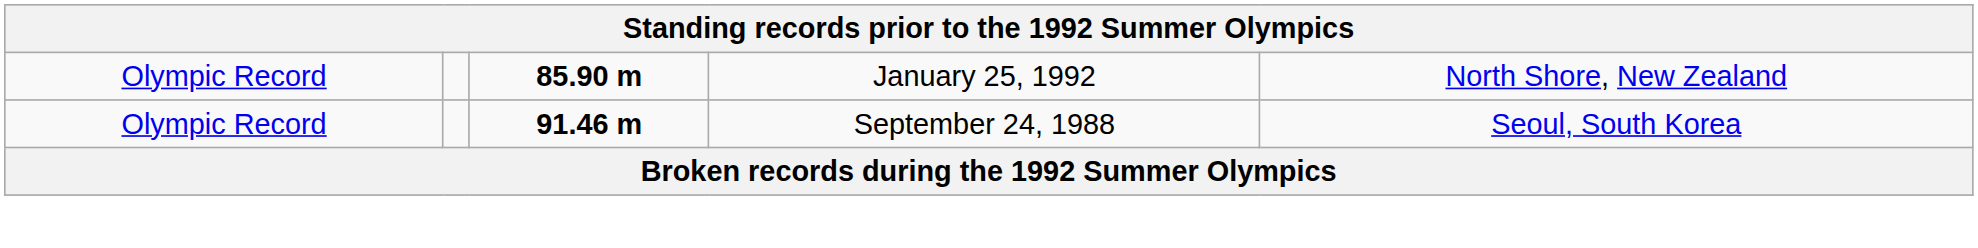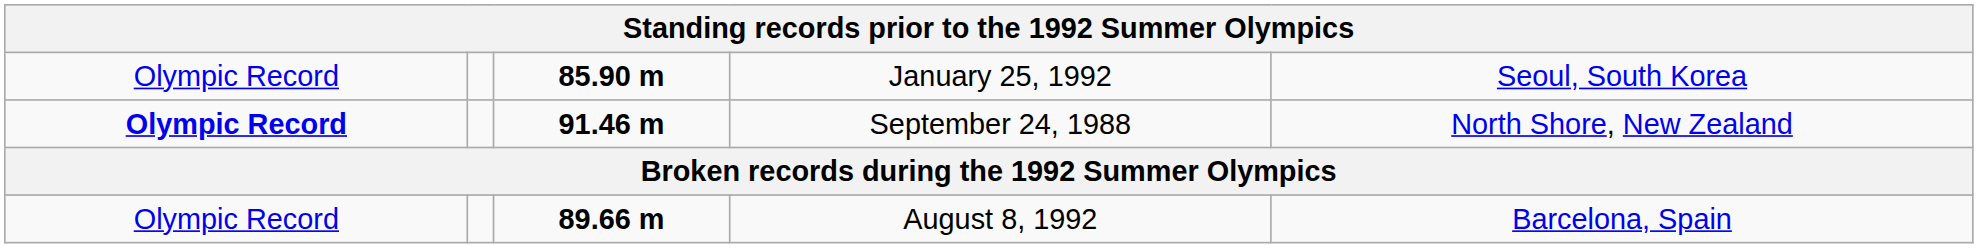(1616, 75) North Shore, New Zealand -> (1622, 75) Seoul, South Korea
(224, 123) normal -> (236, 123) bold
(1616, 123) Seoul, South Korea -> (1622, 123) North Shore, New Zealand
+ row: (1000, 218)
